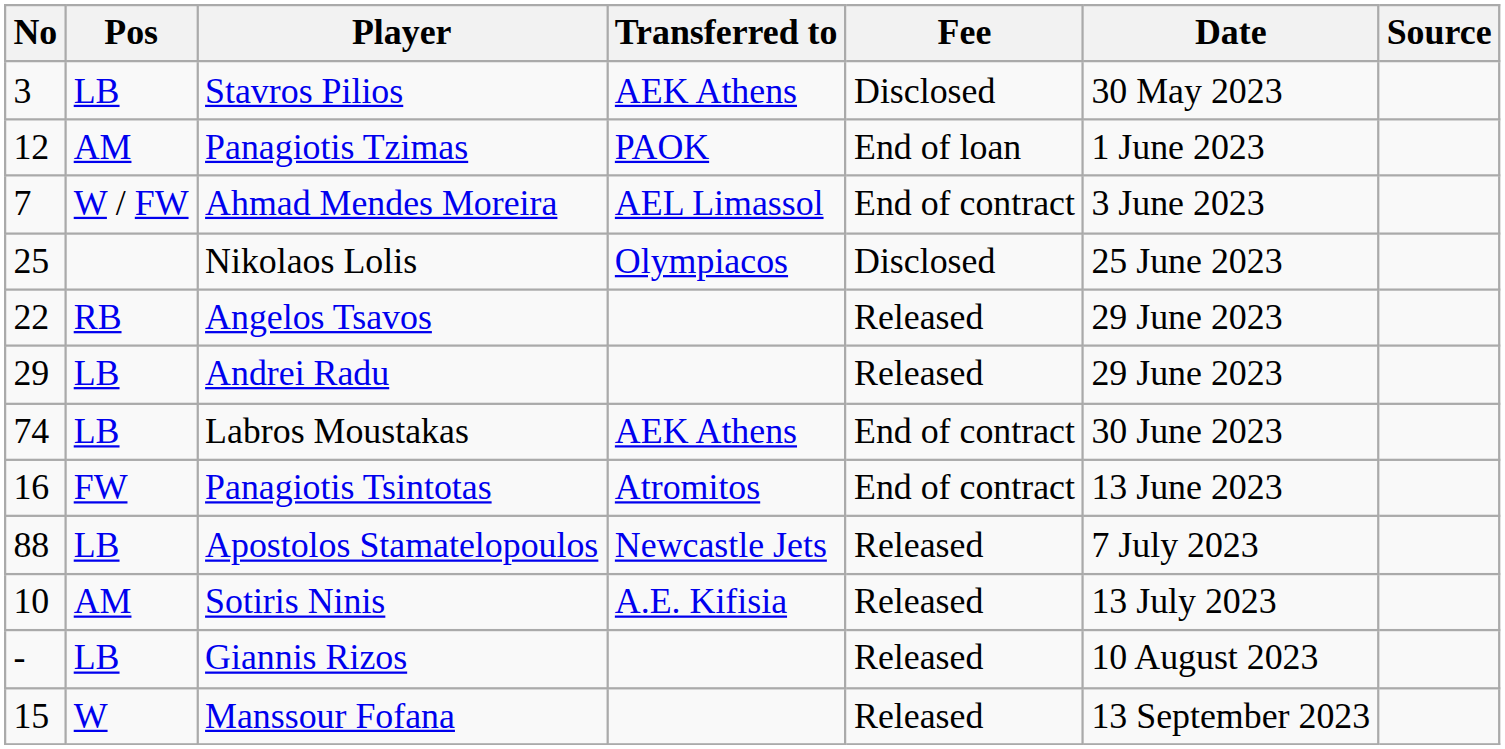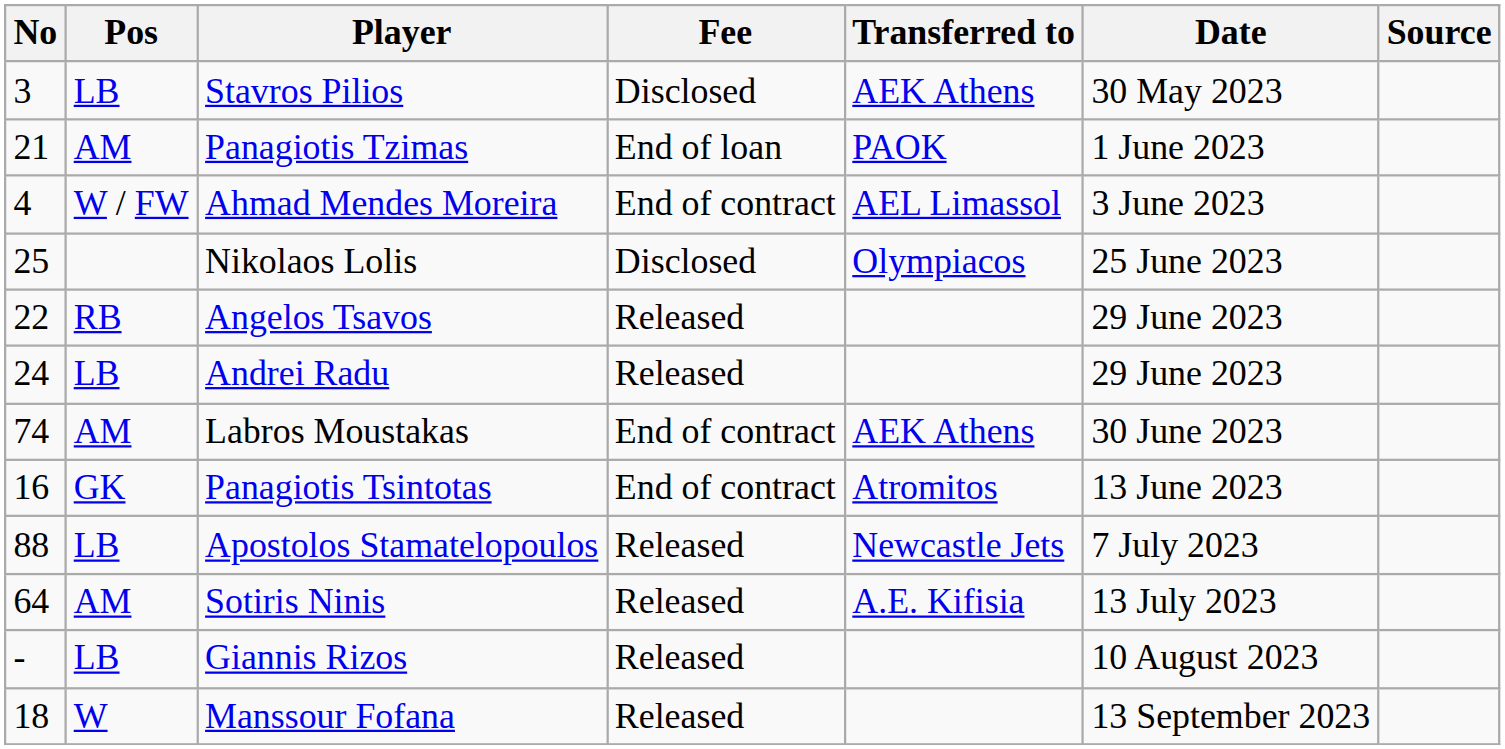columns swapped: (726, 32) <-> (964, 32)
(31, 146) 12 -> (31, 146) 21
(22, 203) 7 -> (22, 203) 4
(31, 373) 29 -> (31, 373) 24
(97, 430) LB -> (103, 430) AM
(101, 487) FW -> (100, 487) GK
(31, 601) 10 -> (31, 601) 64
(31, 714) 15 -> (31, 714) 18
